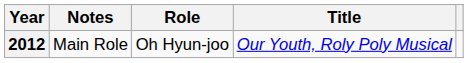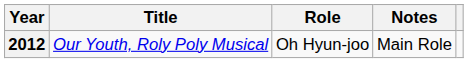columns swapped: (344, 17) <-> (90, 17)
